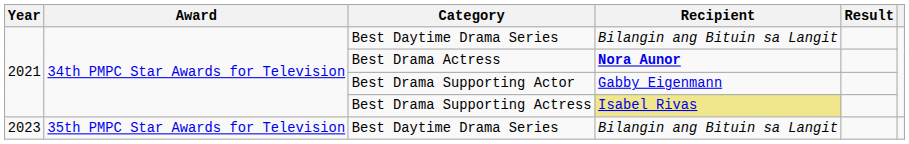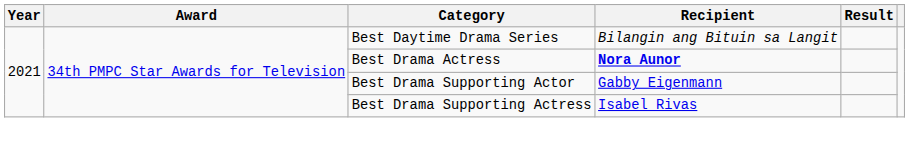(648, 106) khaki background -> (648, 106) no background
- row: (24, 128)
